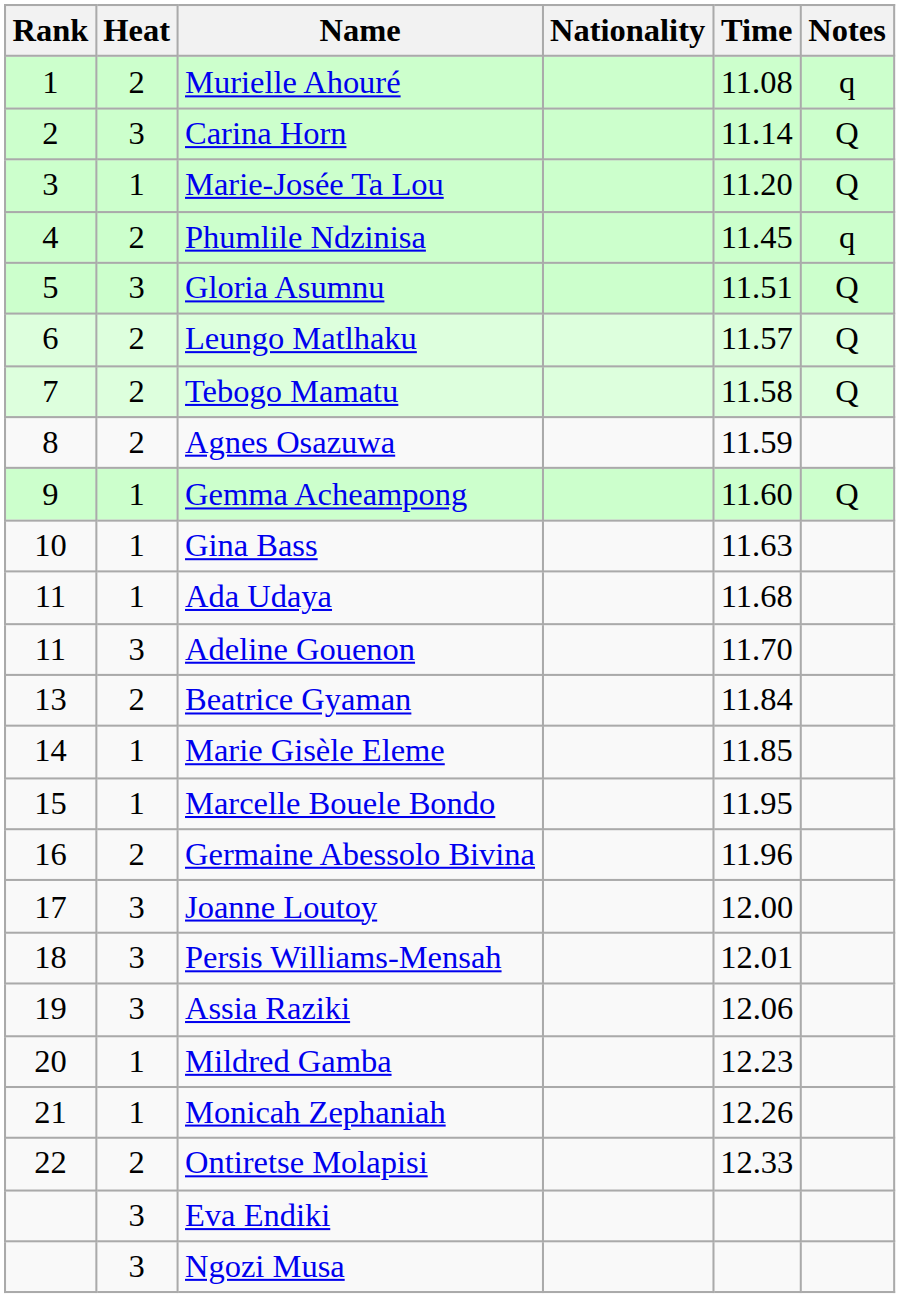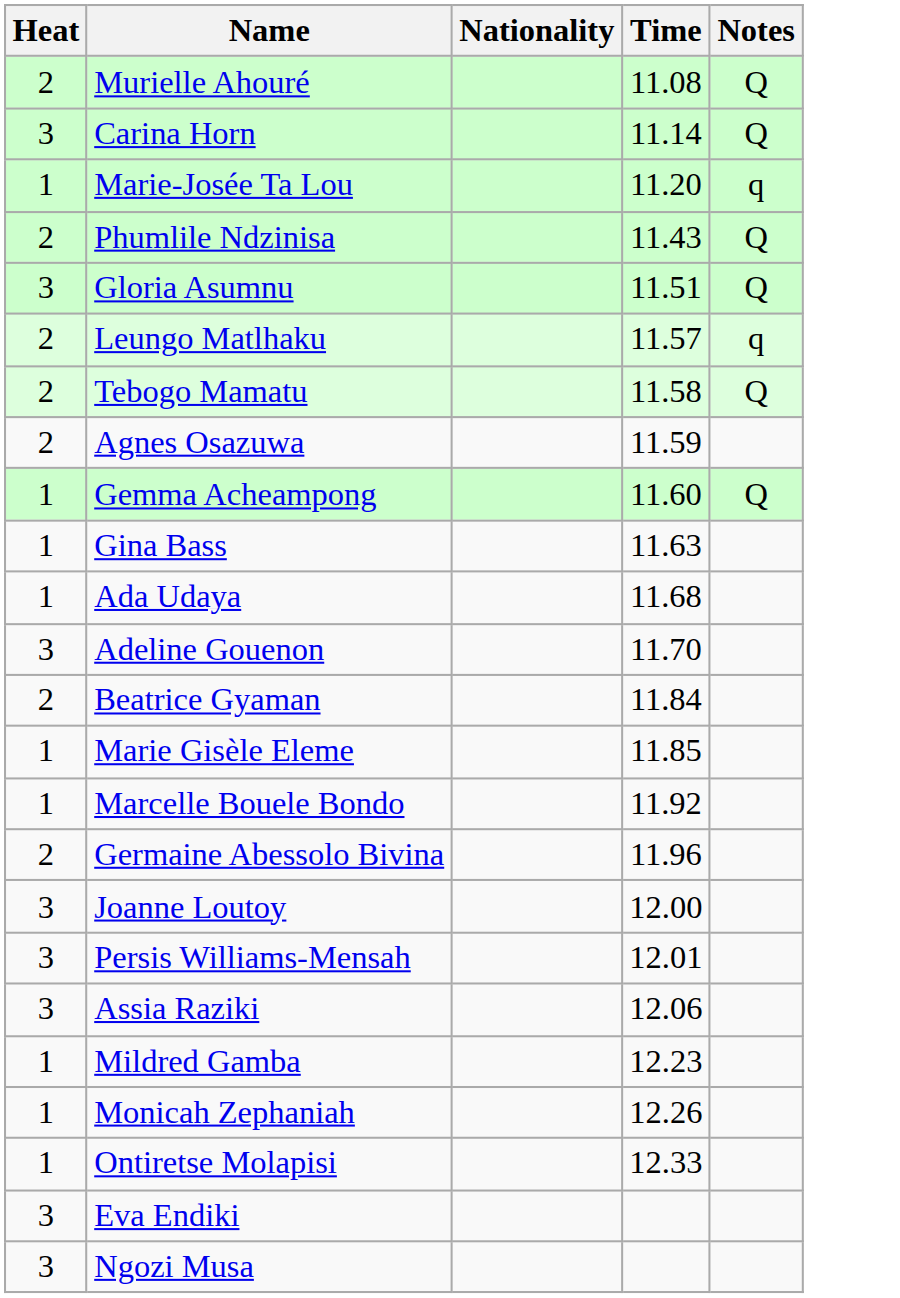- column: (50, 30)
(847, 81) q -> (756, 81) Q
(847, 184) Q -> (756, 184) q
(757, 236) 11.45 -> (666, 236) 11.43
(847, 236) q -> (756, 236) Q
(847, 339) Q -> (756, 339) q
(757, 802) 11.95 -> (666, 802) 11.92
(137, 1163) 2 -> (46, 1163) 1
